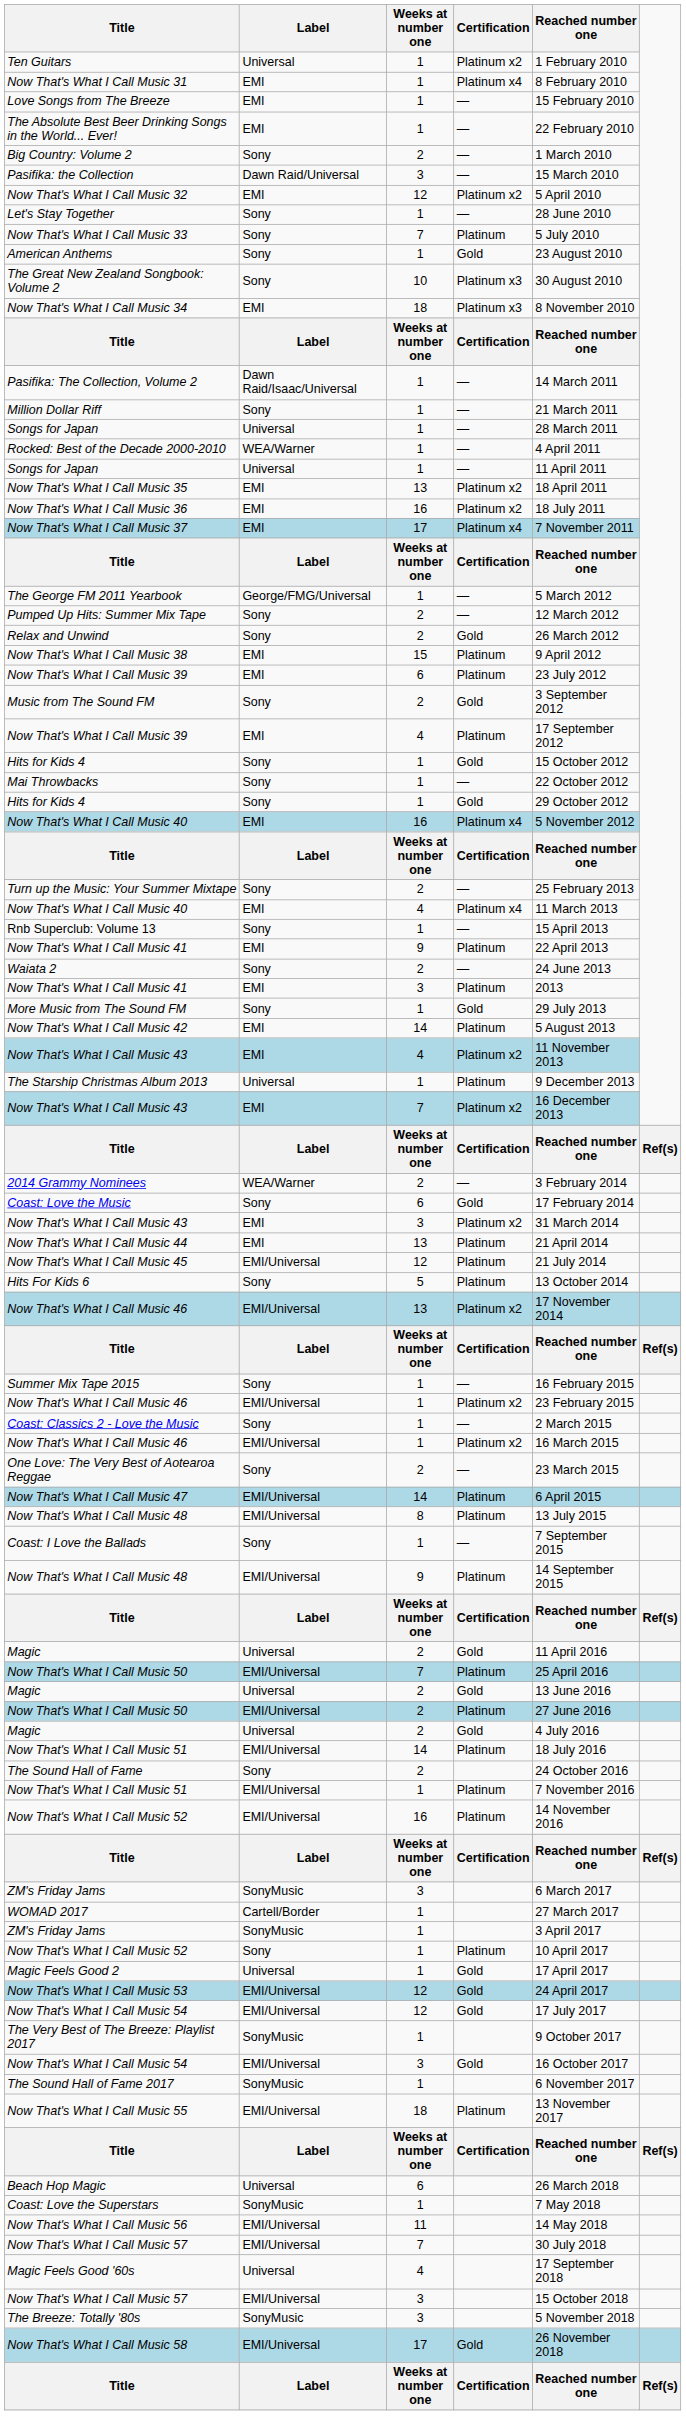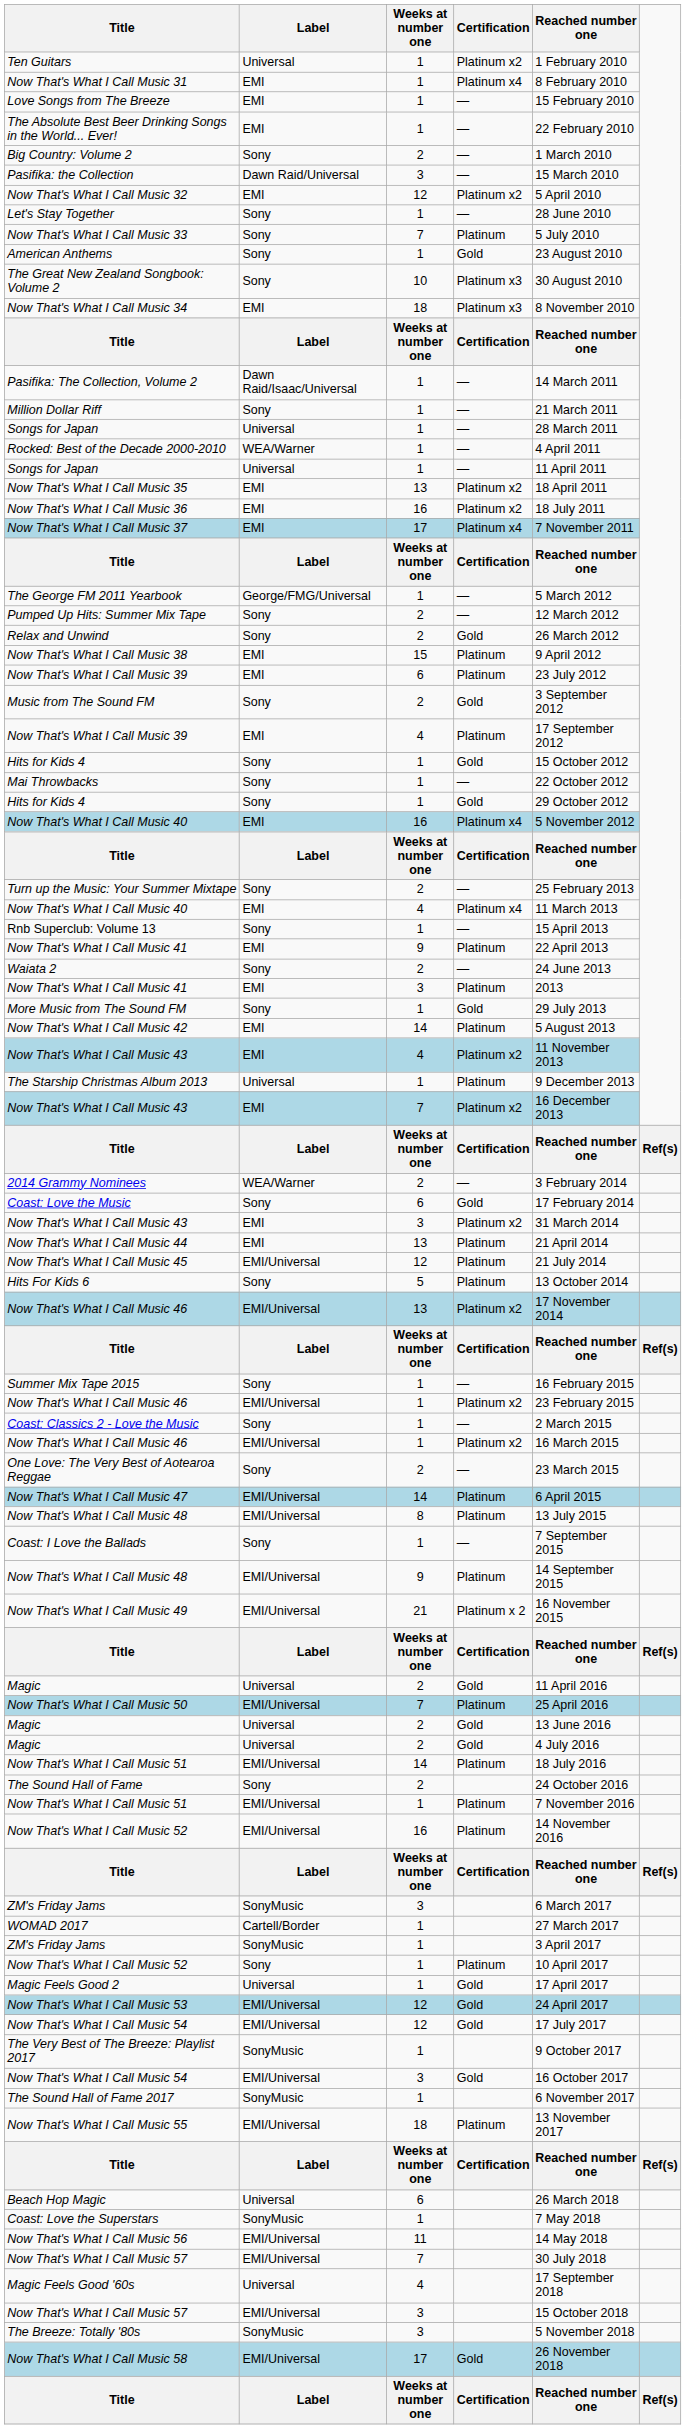+ row: (97, 1611)
- row: (97, 1711)
